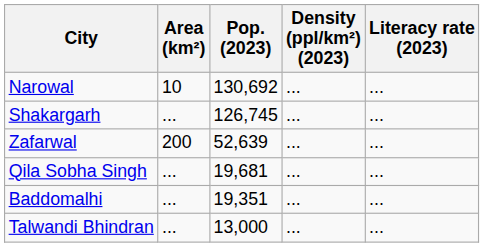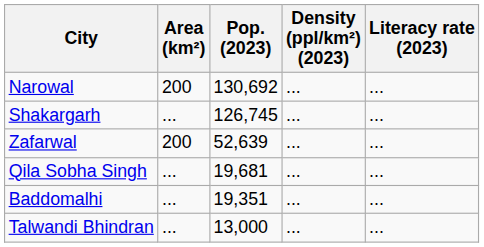(172, 86) 10 -> (177, 86) 200
